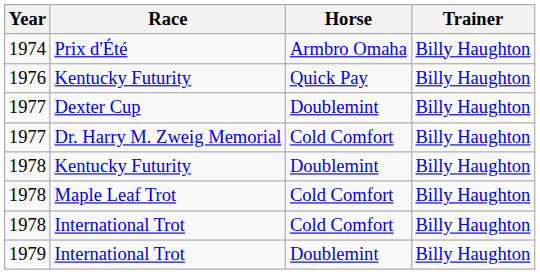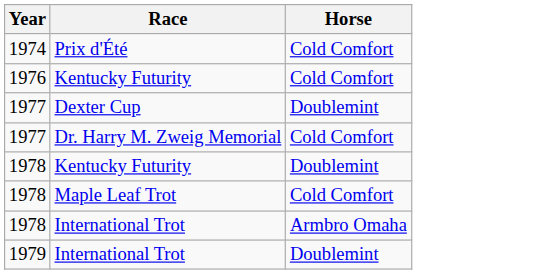- column: (473, 19)
(348, 48) Armbro Omaha -> (342, 48) Cold Comfort
(329, 78) Quick Pay -> (342, 78) Cold Comfort
(342, 225) Cold Comfort -> (348, 225) Armbro Omaha
